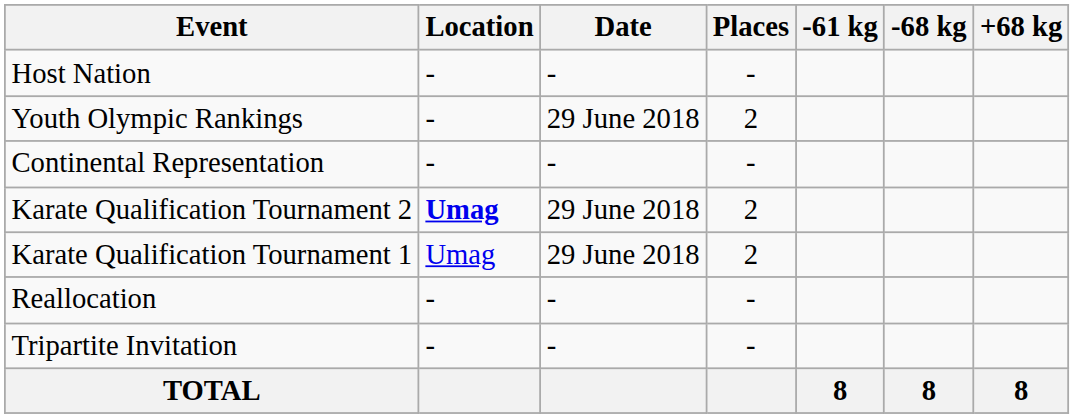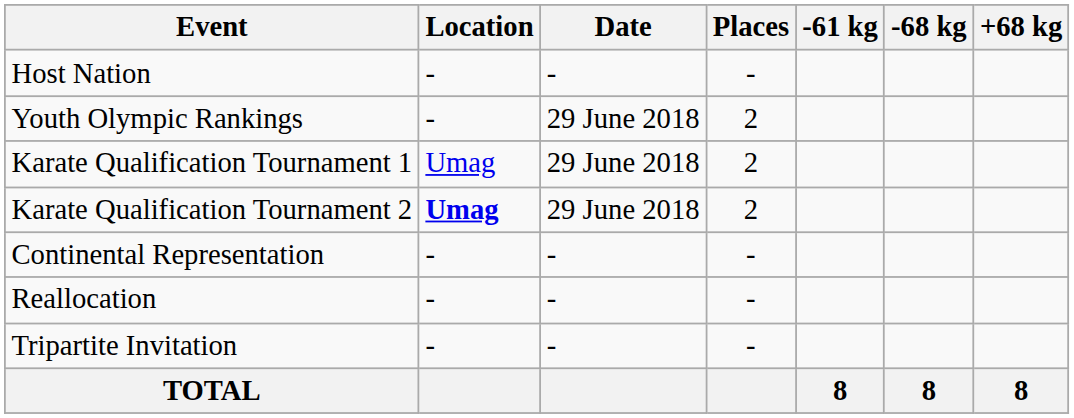rows swapped: (212, 254) <-> (168, 163)
